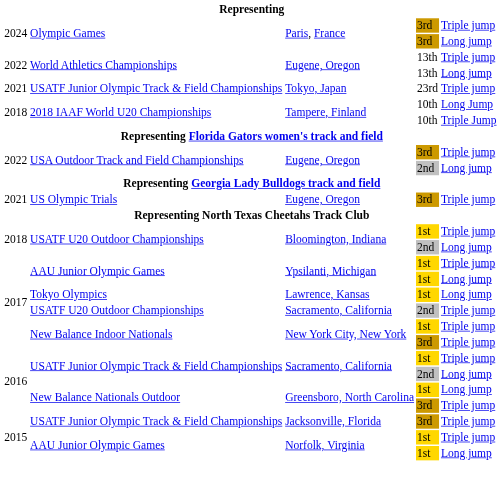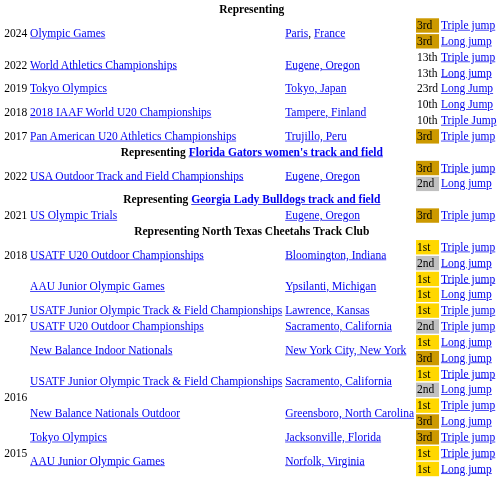(16, 88) 2021 -> (16, 88) 2019
(156, 88) USATF Junior Olympic Track & Field Championships -> (69, 88) Tokyo Olympics
(468, 88) Triple jump -> (467, 88) Long Jump
+ row: (316, 136)
(69, 294) Tokyo Olympics -> (156, 310) USATF Junior Olympic Track & Field Championships
(466, 294) Long jump -> (468, 310) Triple jump
(468, 326) Triple jump -> (466, 342) Long jump
(468, 342) Triple jump -> (466, 358) Long jump
(466, 389) Long jump -> (468, 405) Triple jump
(468, 405) Triple jump -> (466, 421) Long jump
(156, 421) USATF Junior Olympic Track & Field Championships -> (69, 437) Tokyo Olympics
